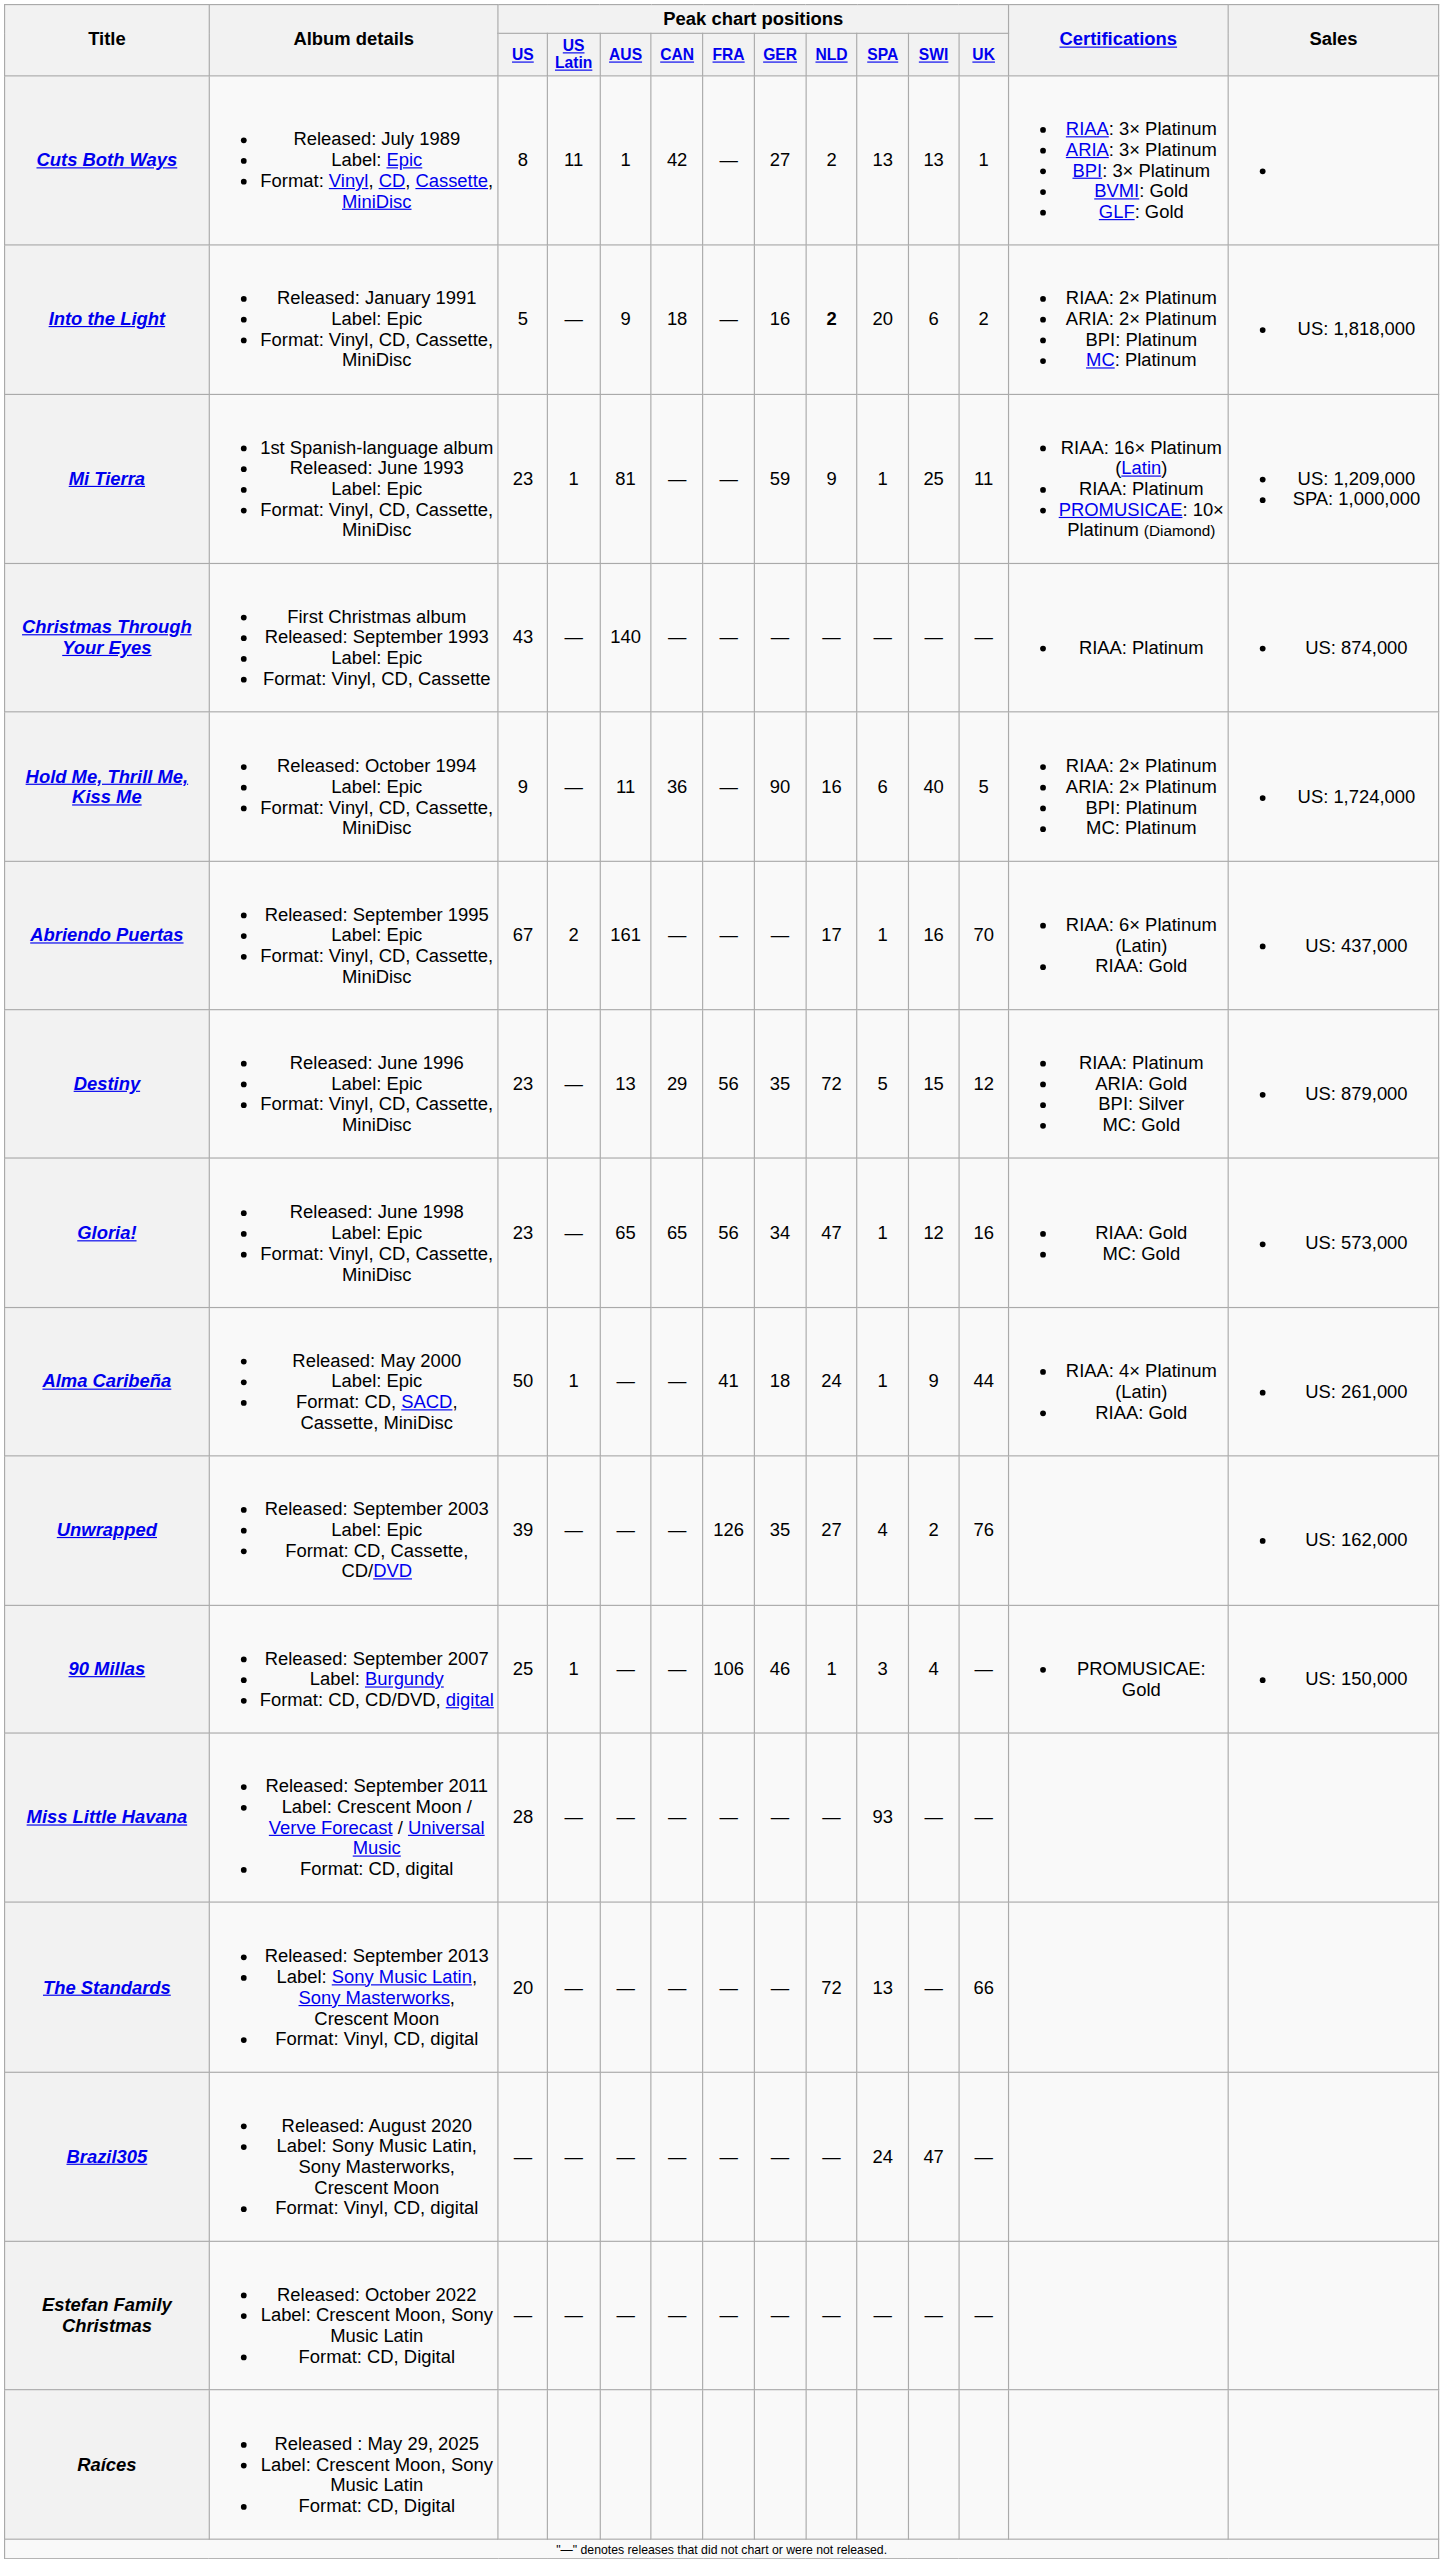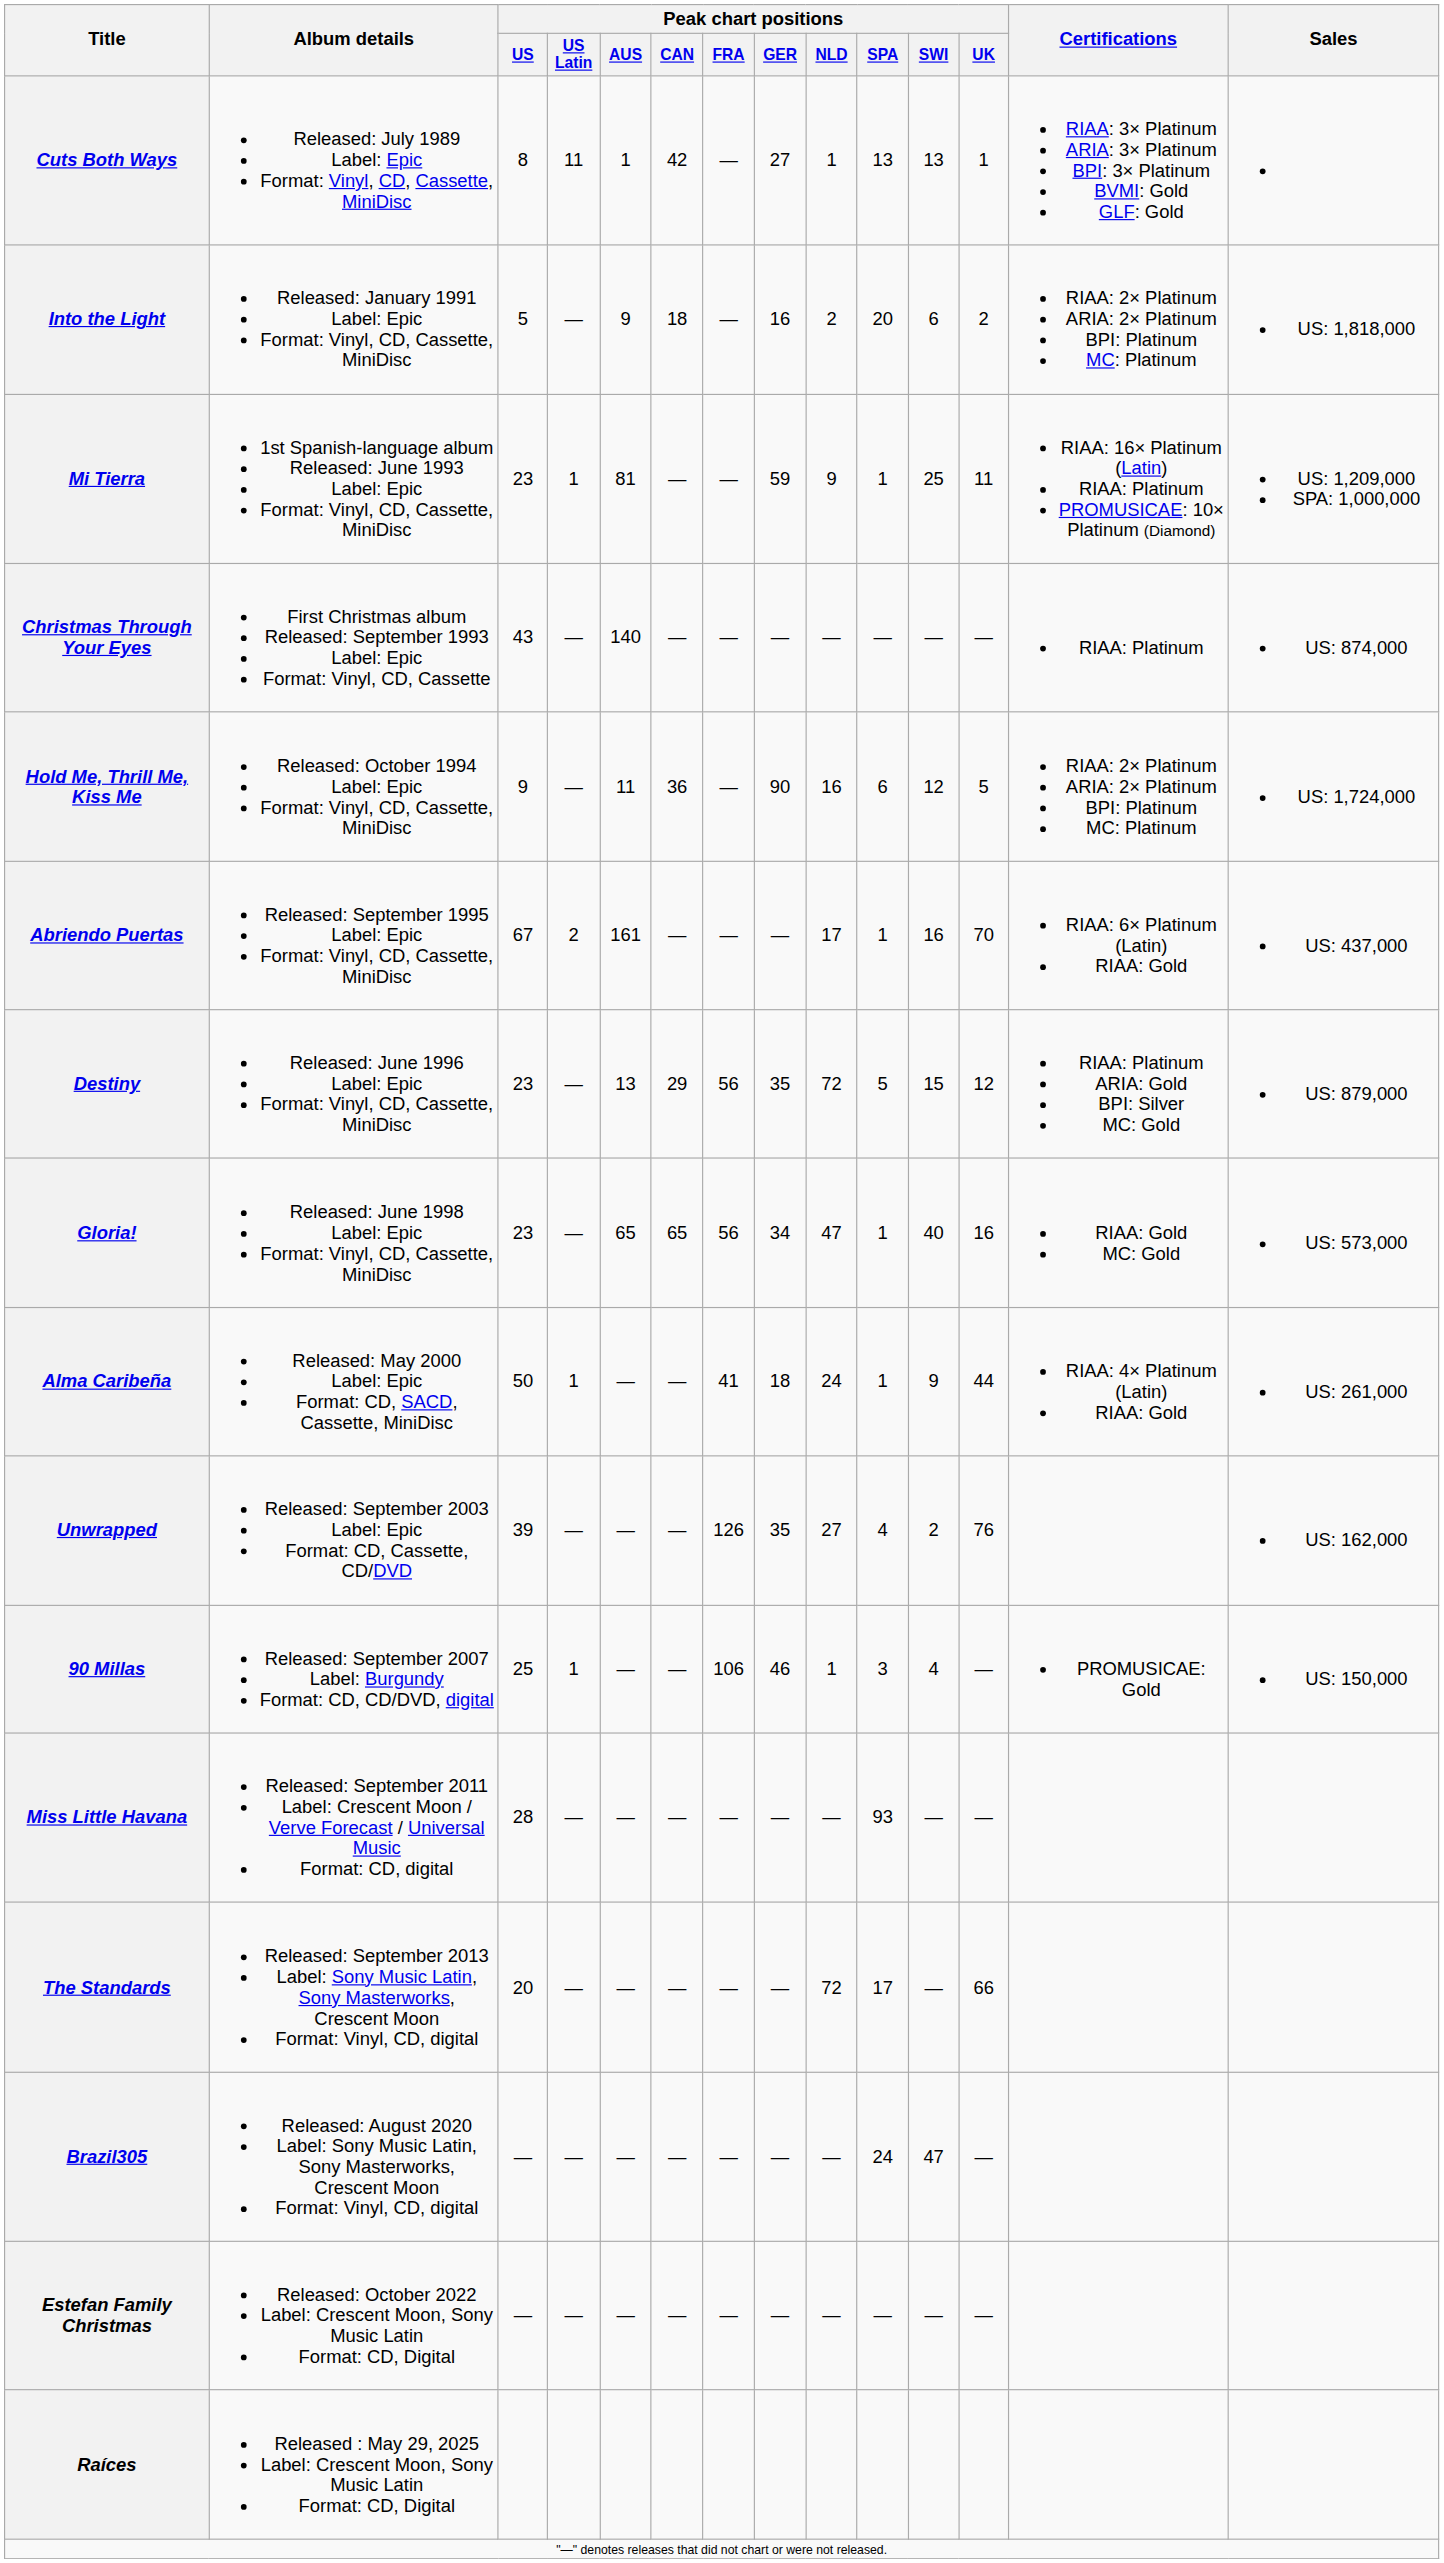(832, 160) 2 -> (832, 160) 1
(832, 319) bold -> (832, 319) normal
(934, 786) 40 -> (934, 786) 12
(934, 1232) 12 -> (934, 1232) 40
(883, 1987) 13 -> (883, 1987) 17
